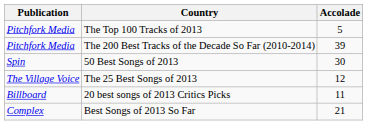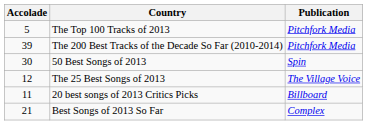columns swapped: (43, 12) <-> (340, 12)
